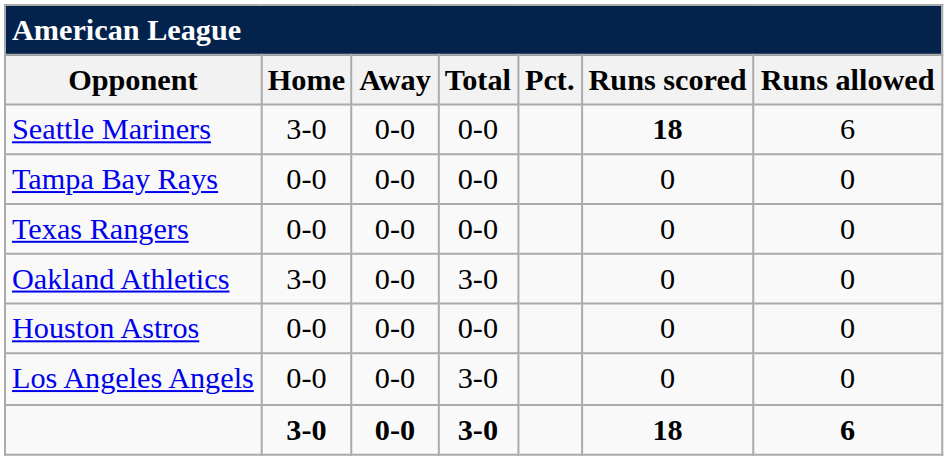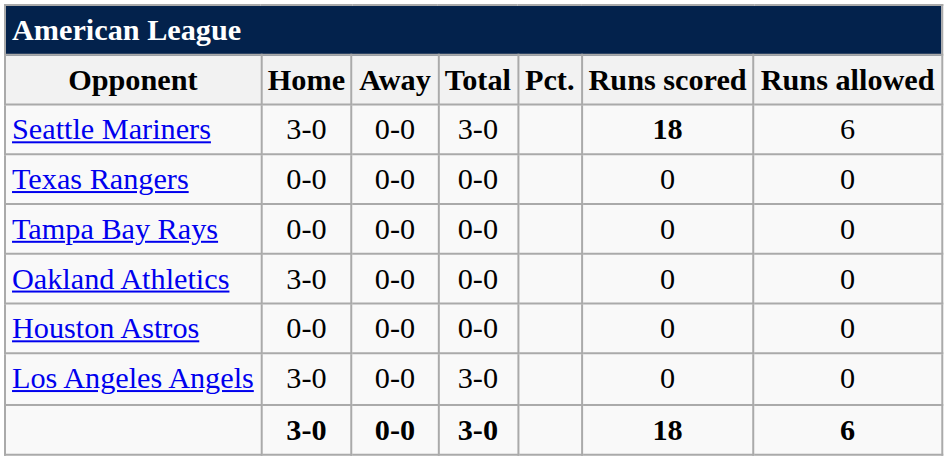(478, 129) 0-0 -> (478, 129) 3-0
rows swapped: (115, 179) <-> (100, 229)
(478, 278) 3-0 -> (478, 278) 0-0
(306, 378) 0-0 -> (306, 378) 3-0
